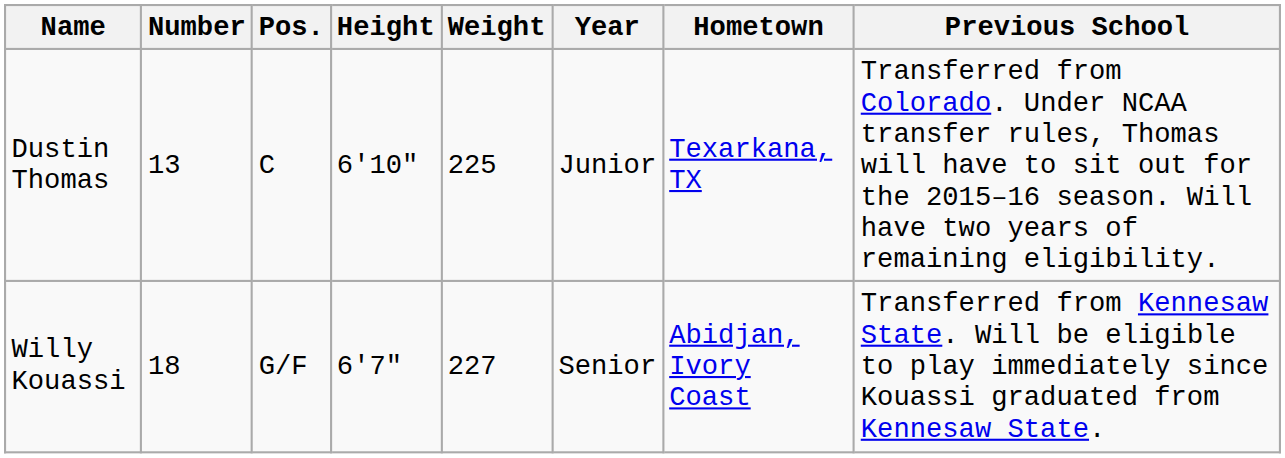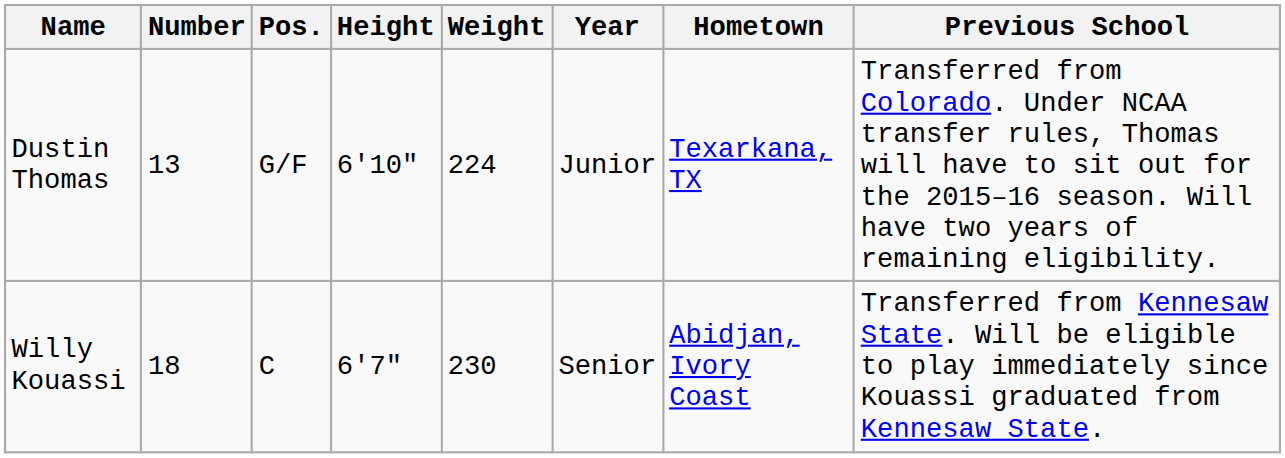(267, 166) C -> (283, 166) G/F
(472, 166) 225 -> (472, 166) 224
(283, 367) G/F -> (267, 367) C
(472, 367) 227 -> (472, 367) 230
